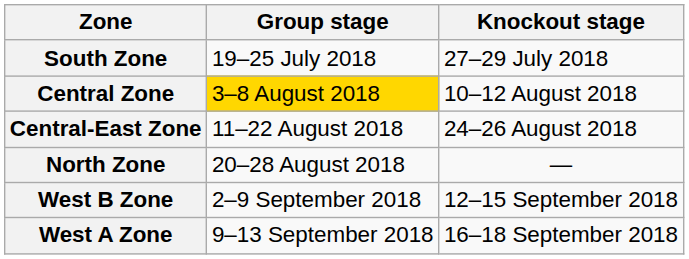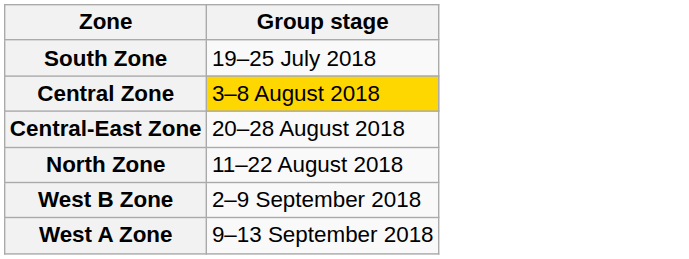- column: (561, 22)
(308, 128) 11–22 August 2018 -> (308, 128) 20–28 August 2018
(308, 164) 20–28 August 2018 -> (308, 164) 11–22 August 2018
